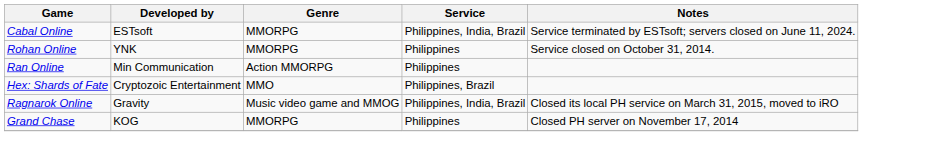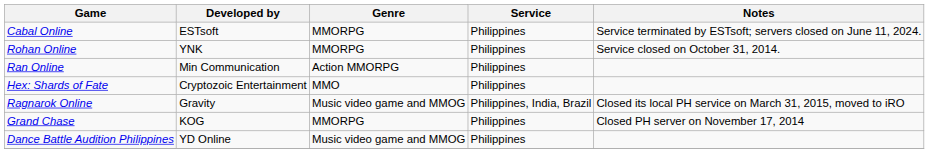(465, 31) Philippines, India, Brazil -> (498, 31) Philippines
(450, 85) Philippines, Brazil -> (498, 85) Philippines
+ row: (90, 139)
